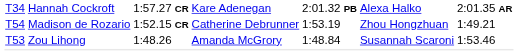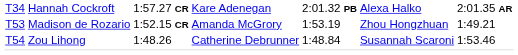(15, 24) T54 -> (15, 24) T53
(245, 24) Catherine Debrunner -> (237, 24) Amanda McGrory
(15, 40) T53 -> (15, 40) T54
(237, 40) Amanda McGrory -> (245, 40) Catherine Debrunner
